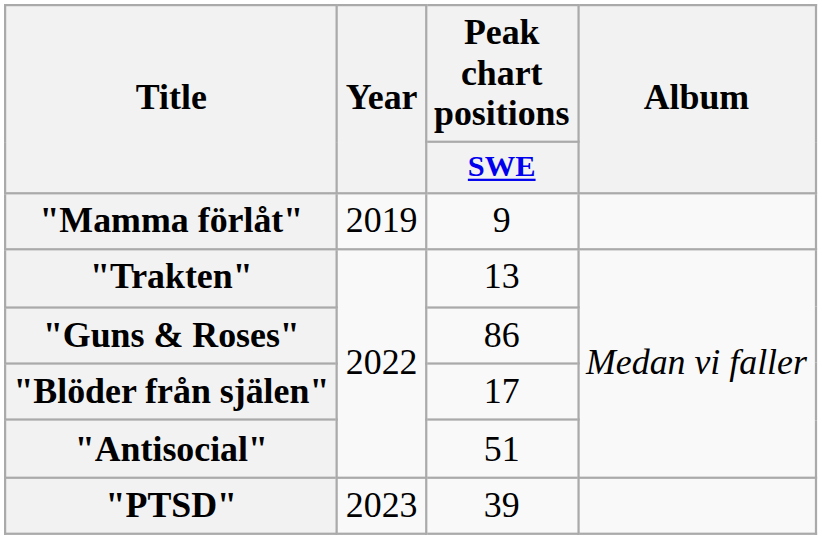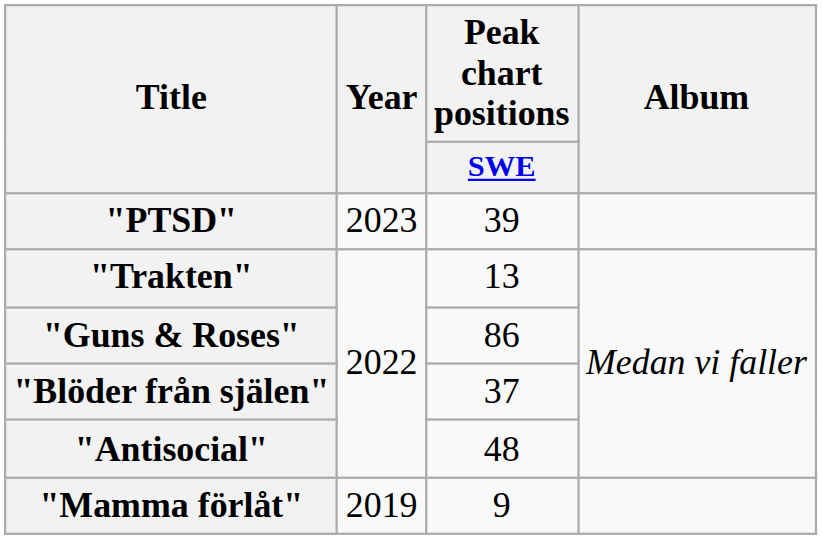rows swapped: (171, 220) <-> (171, 504)
(502, 391) 17 -> (502, 391) 37
(502, 448) 51 -> (502, 448) 48
